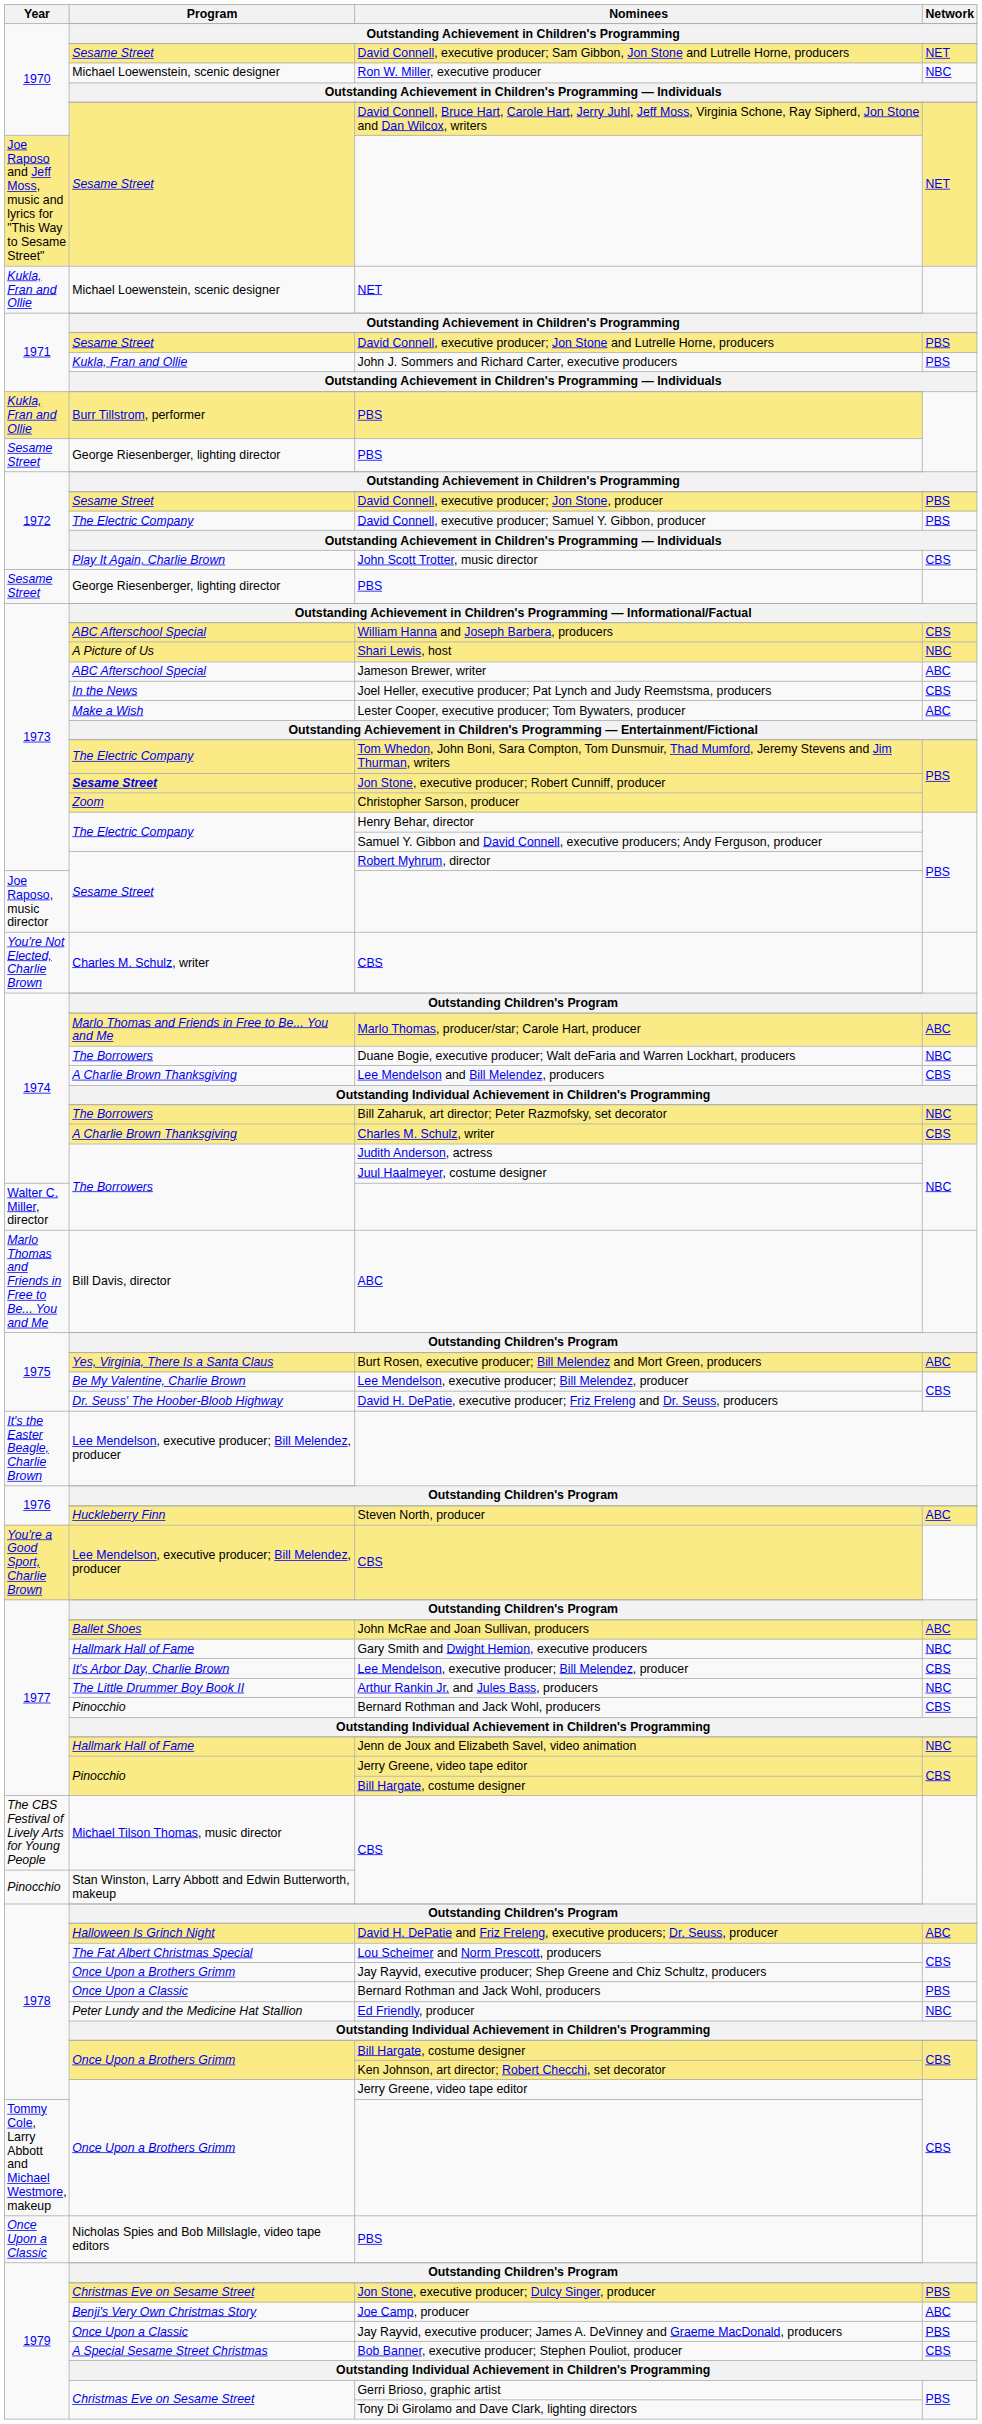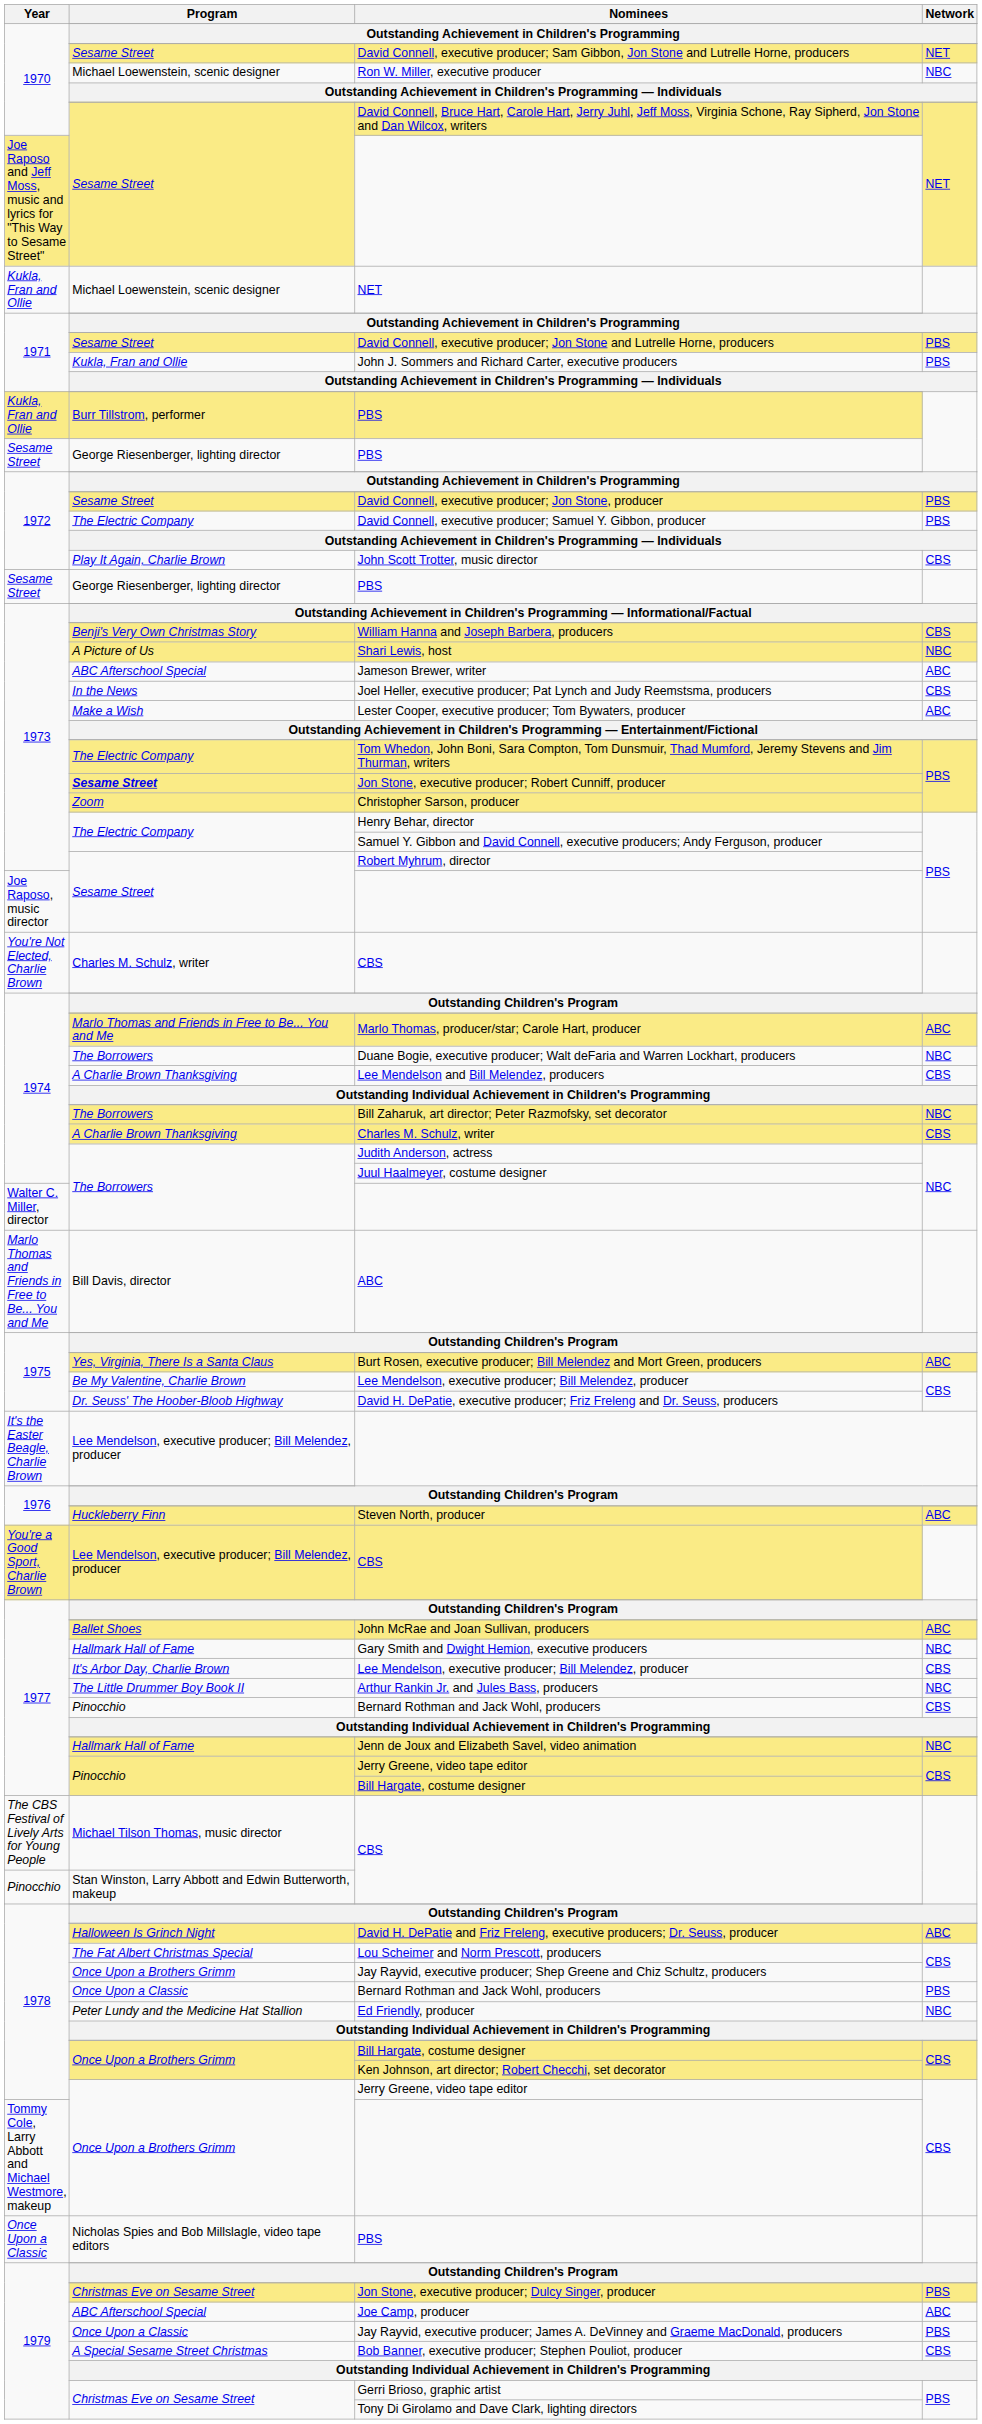(139, 632) ABC Afterschool Special -> (164, 632) Benji's Very Own Christmas Story
(164, 2311) Benji's Very Own Christmas Story -> (139, 2311) ABC Afterschool Special
